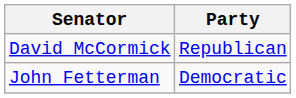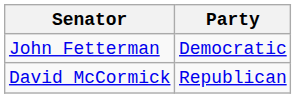rows swapped: (90, 49) <-> (84, 78)
